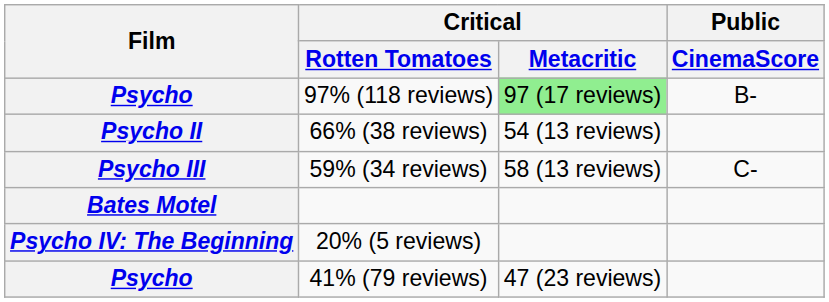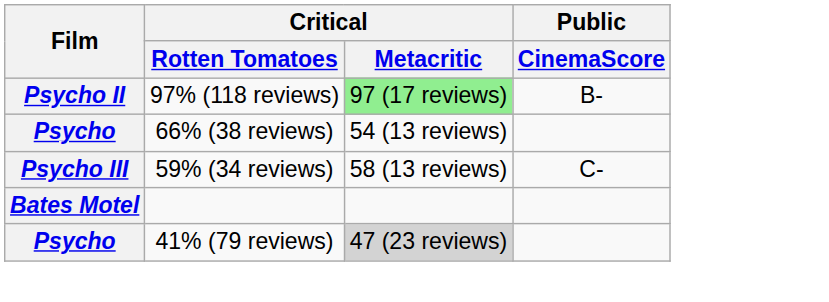(152, 95) Psycho -> (75, 95) Psycho II
(152, 132) Psycho II -> (75, 132) Psycho
- row: (399, 242)
(582, 278) no background -> (428, 242) lightgrey background
